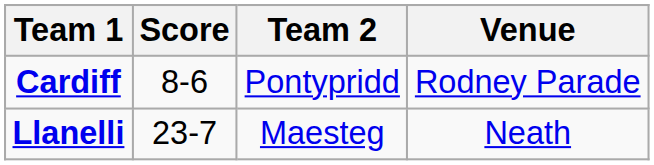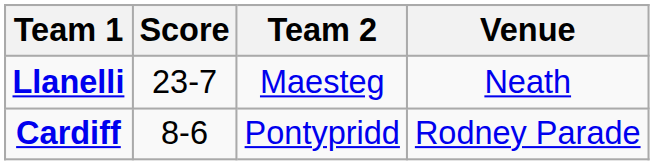rows swapped: (68, 81) <-> (68, 133)
